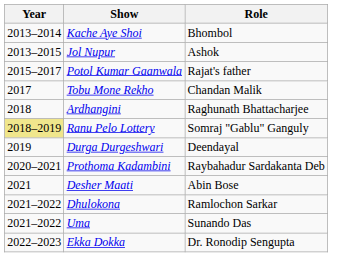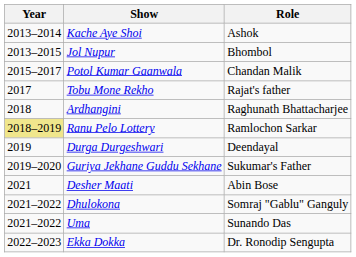(210, 33) Bhombol -> (243, 33) Ashok
(203, 52) Ashok -> (249, 52) Bhombol
(219, 71) Rajat's father -> (264, 71) Chandan Malik
(225, 90) Chandan Malik -> (259, 90) Rajat's father
(248, 128) Somraj "Gablu" Ganguly -> (272, 128) Ramlochon Sarkar
+ row: (144, 166)
- row: (119, 166)
(232, 204) Ramlochon Sarkar -> (288, 204) Somraj "Gablu" Ganguly
